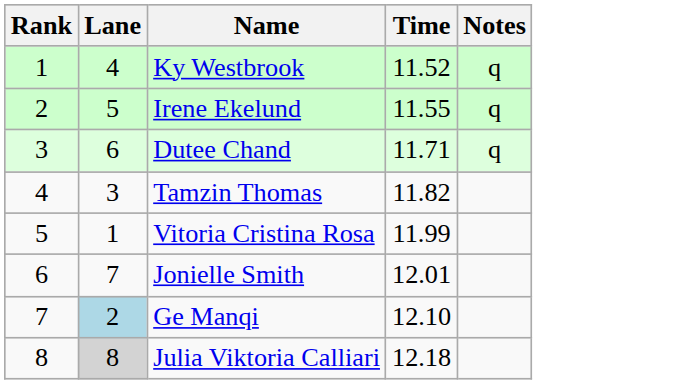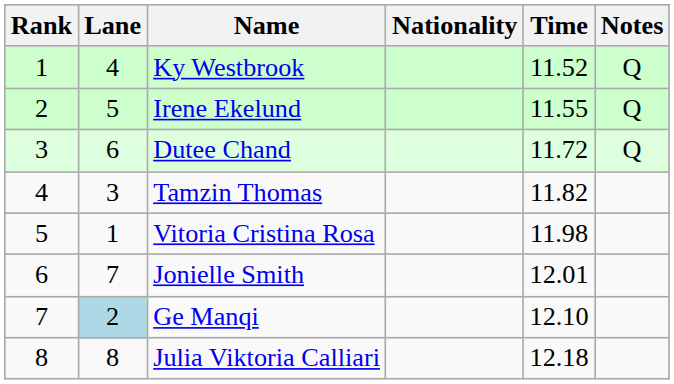+ column: (455, 25)
(495, 66) q -> (632, 66) Q
(495, 108) q -> (632, 108) Q
(422, 150) 11.71 -> (559, 150) 11.72
(495, 150) q -> (632, 150) Q
(422, 233) 11.99 -> (559, 233) 11.98
(113, 358) lightgrey background -> (113, 358) no background
